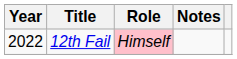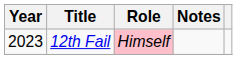(26, 41) 2022 -> (26, 41) 2023
